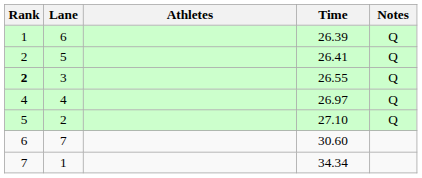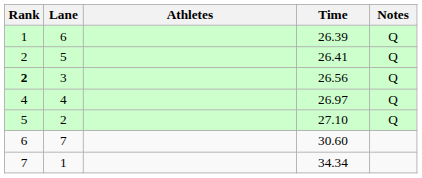(333, 78) 26.55 -> (333, 78) 26.56
